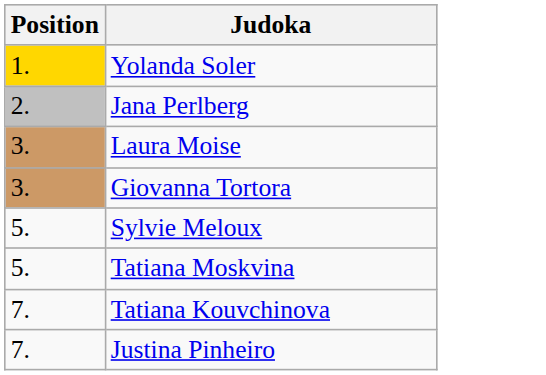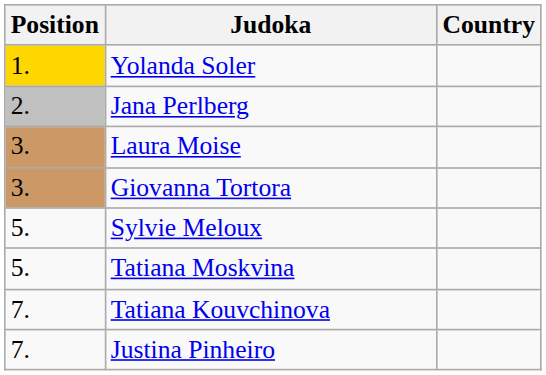+ column: (489, 24)
